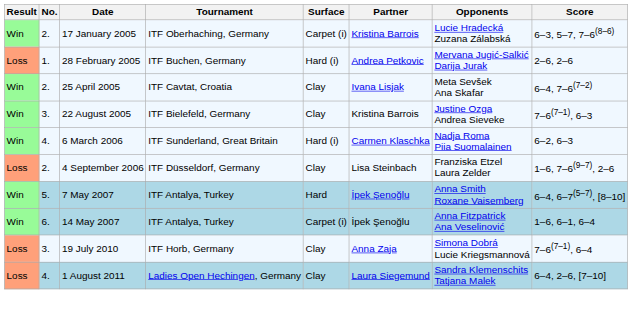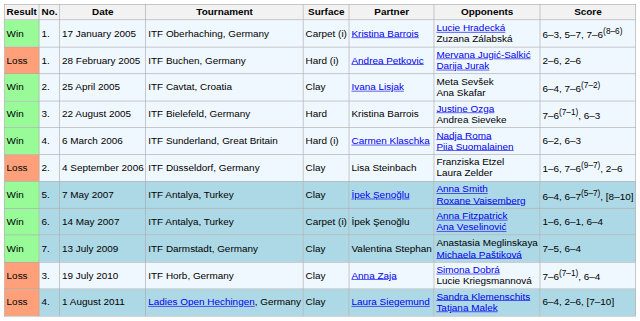(46, 33) 2. -> (46, 33) 1.
(315, 114) Clay -> (316, 114) Hard
(316, 195) Hard -> (315, 195) Clay
+ row: (90, 248)
